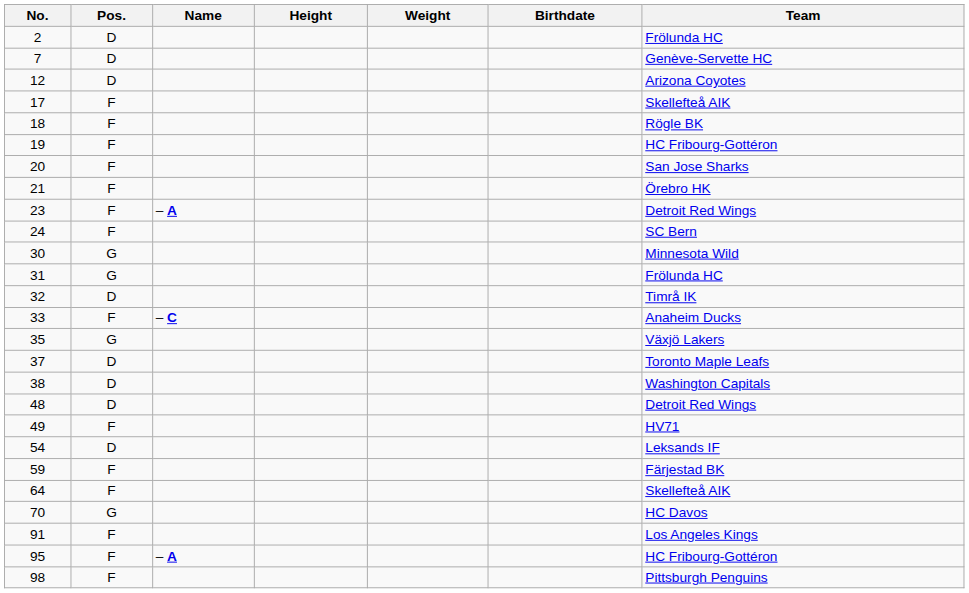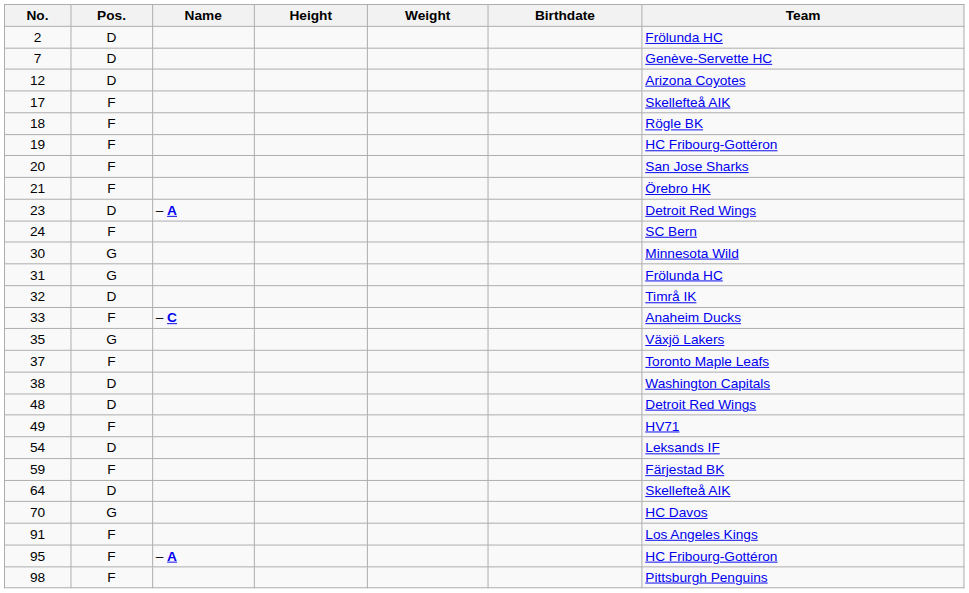(112, 210) F -> (111, 210) D
(111, 361) D -> (112, 361) F
(112, 491) F -> (111, 491) D
